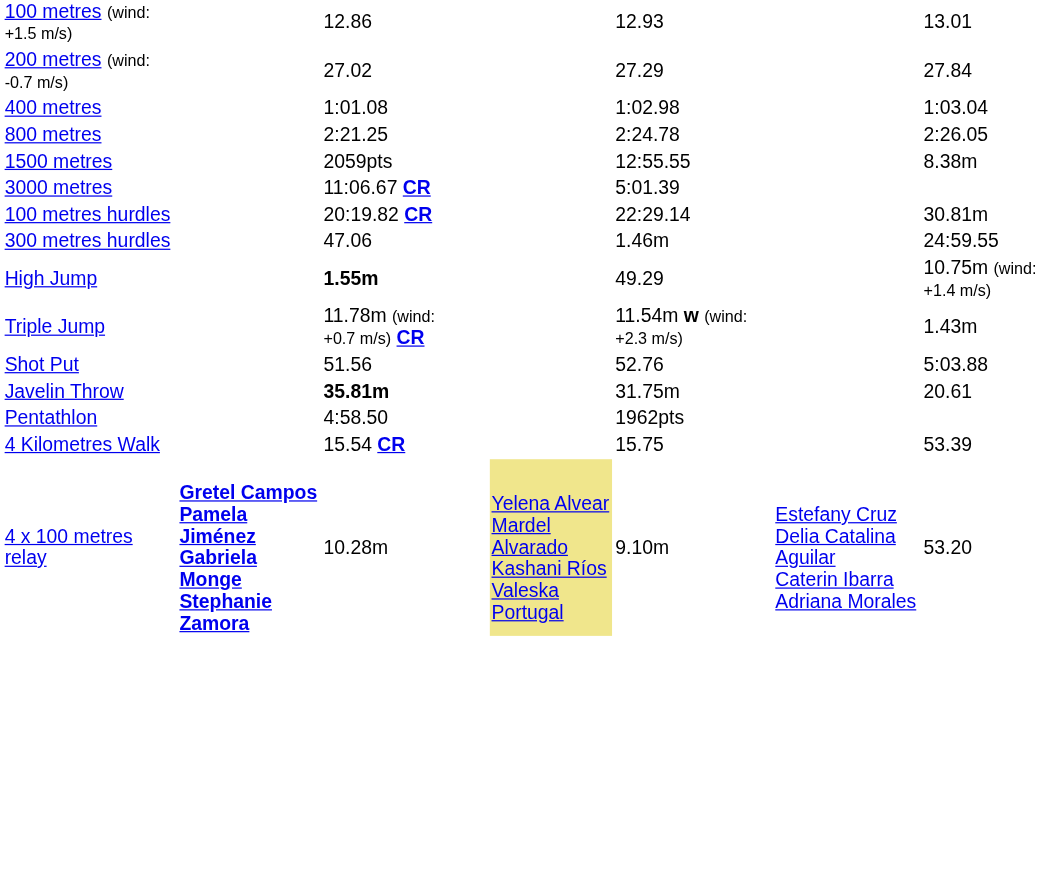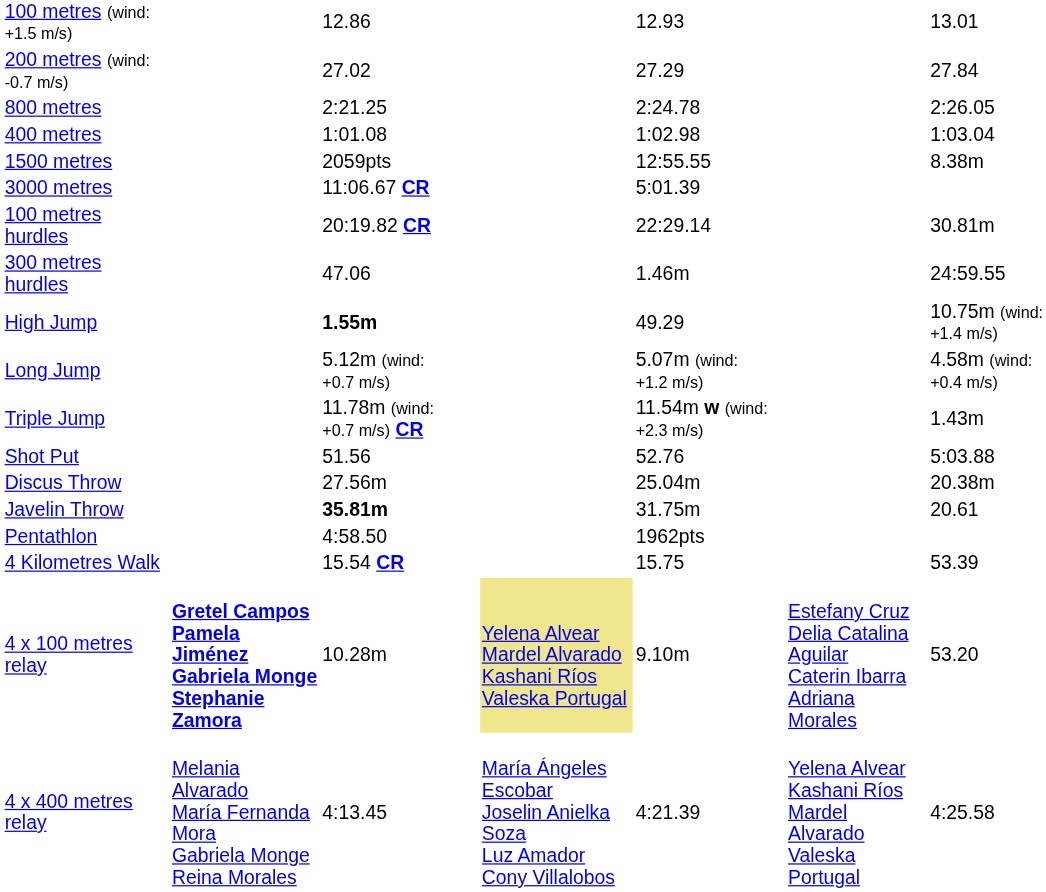rows swapped: (53, 108) <-> (53, 134)
+ row: (53, 370)
+ row: (63, 483)
+ row: (69, 812)
